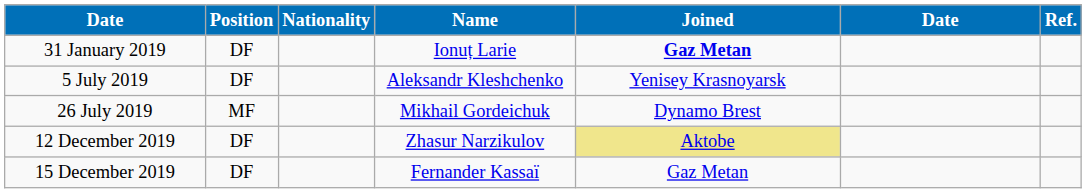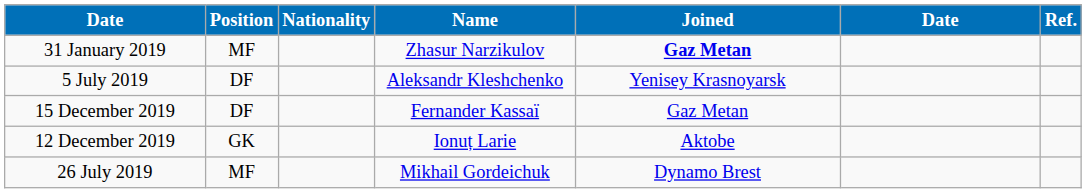(242, 50) DF -> (242, 50) MF
(475, 50) Ionuț Larie -> (475, 50) Zhasur Narzikulov
rows swapped: (105, 111) <-> (105, 172)
(242, 141) DF -> (242, 141) GK
(475, 141) Zhasur Narzikulov -> (475, 141) Ionuț Larie
(708, 141) khaki background -> (708, 141) no background
